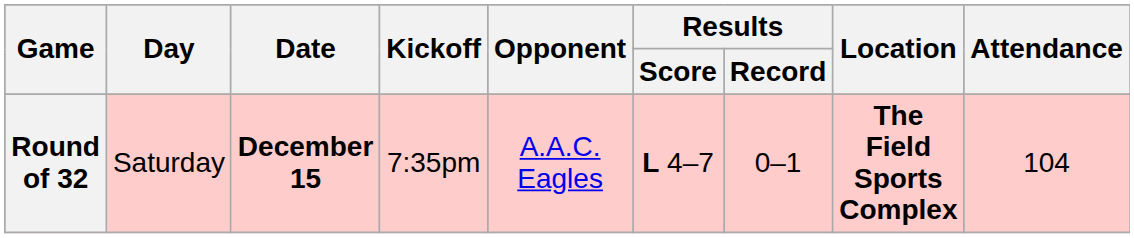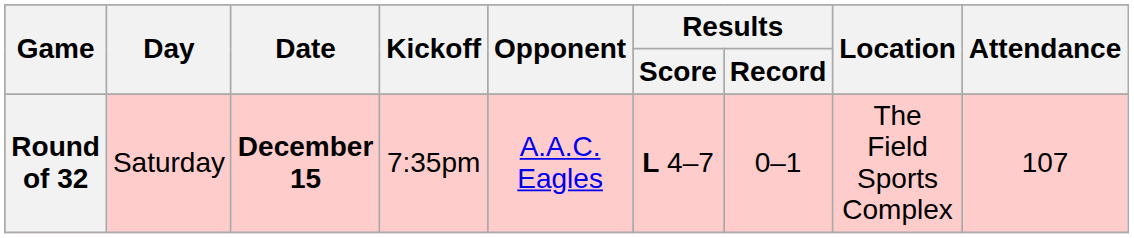(898, 162) bold -> (898, 162) normal
(1047, 162) 104 -> (1045, 162) 107
